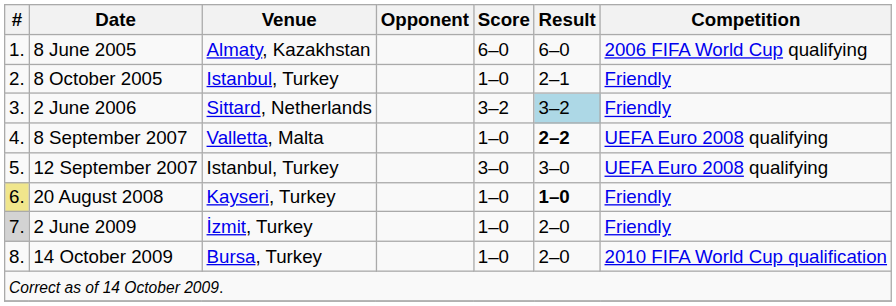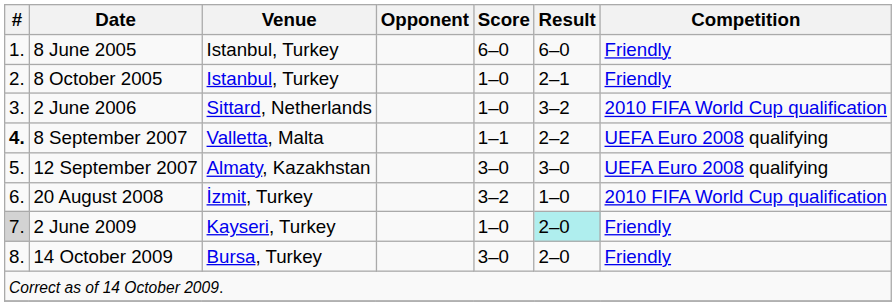(289, 49) Almaty, Kazakhstan -> (273, 49) Istanbul, Turkey
(736, 49) 2006 FIFA World Cup qualifying -> (638, 49) Friendly
(493, 109) 3–2 -> (493, 109) 1–0
(554, 109) lightblue background -> (554, 109) no background
(638, 109) Friendly -> (746, 109) 2010 FIFA World Cup qualification
(17, 138) normal -> (17, 138) bold
(493, 138) 1–0 -> (493, 138) 1–1
(554, 138) bold -> (554, 138) normal
(273, 168) Istanbul, Turkey -> (289, 168) Almaty, Kazakhstan
(17, 197) khaki background -> (17, 197) no background
(271, 197) Kayseri, Turkey -> (260, 197) İzmit, Turkey
(493, 197) 1–0 -> (493, 197) 3–2
(554, 197) bold -> (554, 197) normal
(638, 197) Friendly -> (746, 197) 2010 FIFA World Cup qualification
(260, 227) İzmit, Turkey -> (271, 227) Kayseri, Turkey
(554, 227) no background -> (554, 227) paleturquoise background
(493, 256) 1–0 -> (493, 256) 3–0
(746, 256) 2010 FIFA World Cup qualification -> (638, 256) Friendly
